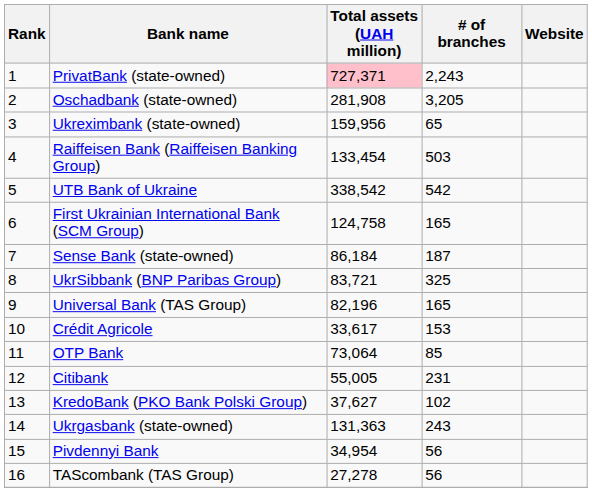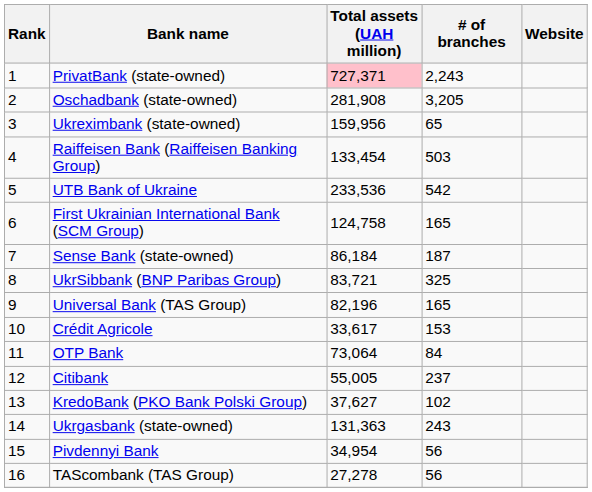(358, 190) 338,542 -> (358, 190) 233,536
(434, 353) 85 -> (434, 353) 84
(438, 378) 231 -> (438, 378) 237
